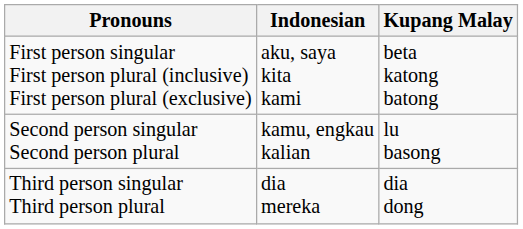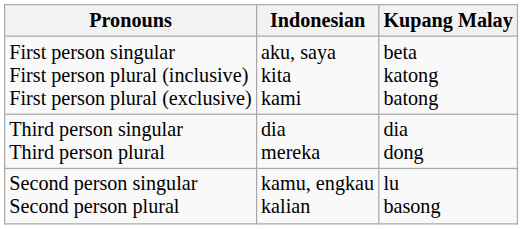rows swapped: (103, 141) <-> (96, 195)
